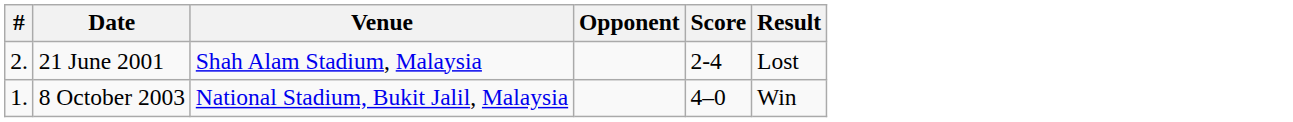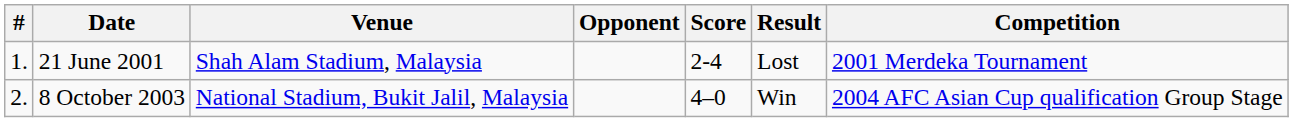+ column: (1057, 23)
(19, 60) 2. -> (19, 60) 1.
(19, 97) 1. -> (19, 97) 2.
